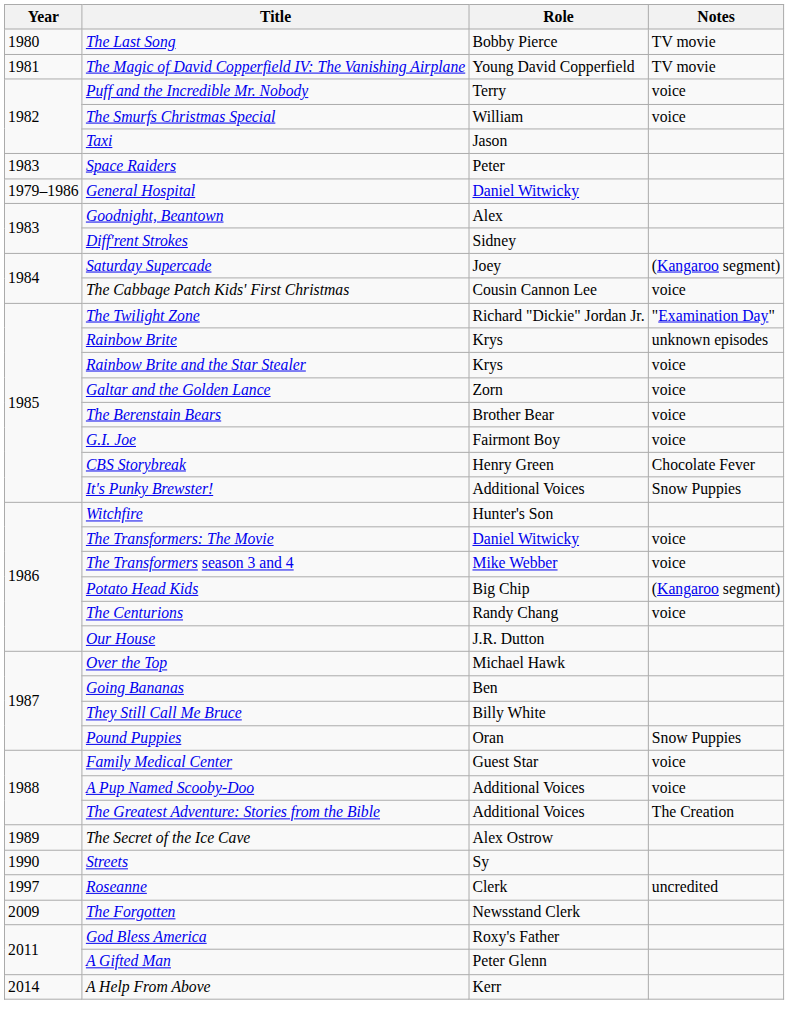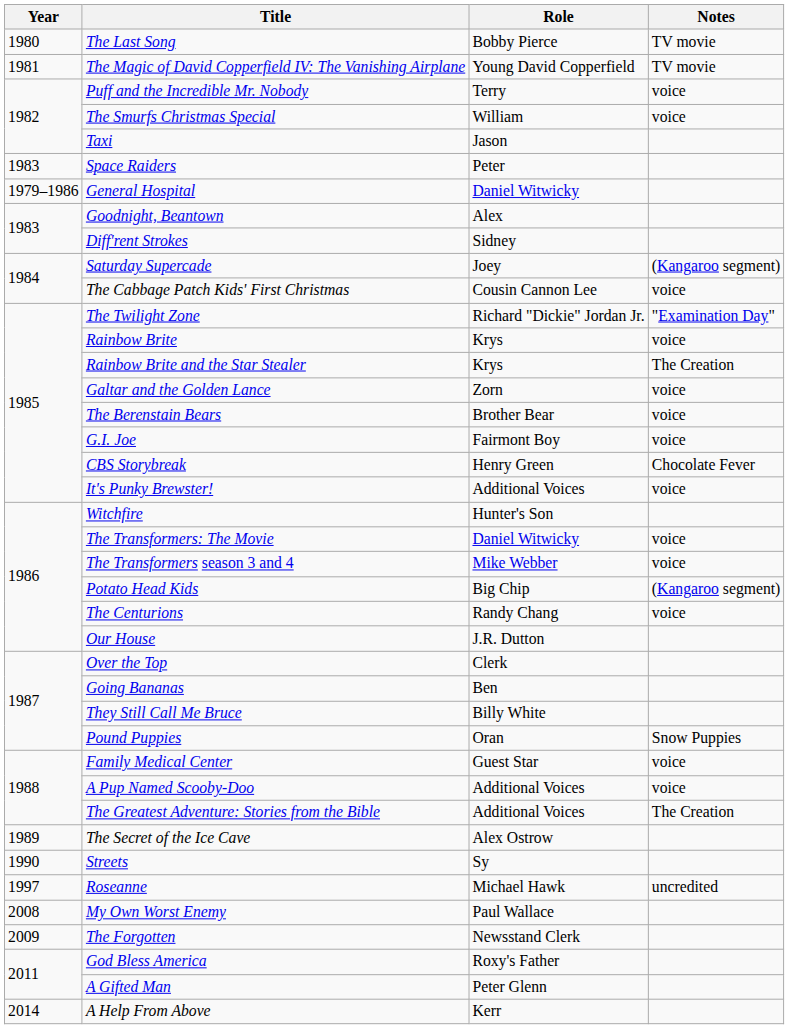(710, 340) unknown episodes -> (669, 340) voice
(669, 365) voice -> (693, 365) The Creation
(697, 489) Snow Puppies -> (669, 489) voice
(519, 663) Michael Hawk -> (490, 663) Clerk
(490, 887) Clerk -> (519, 887) Michael Hawk
+ row: (156, 912)
